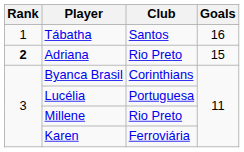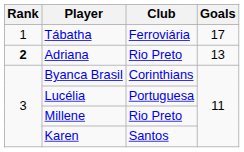(149, 34) Santos -> (159, 34) Ferroviária
(218, 34) 16 -> (218, 34) 17
(218, 55) 15 -> (218, 55) 13
(159, 136) Ferroviária -> (149, 136) Santos
